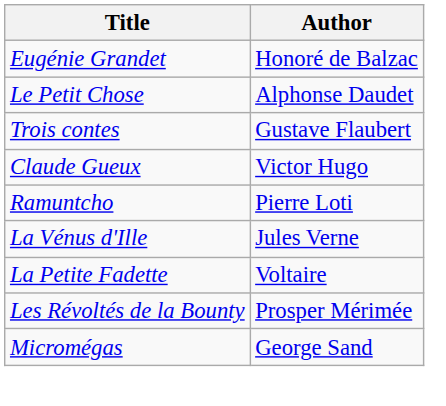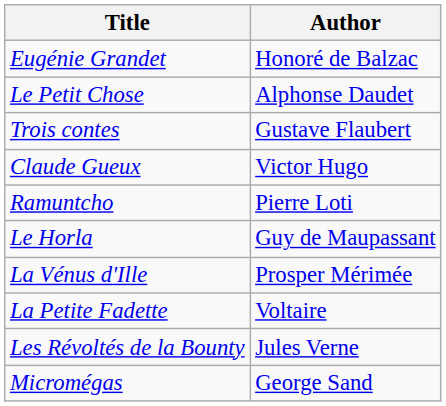+ row: (51, 238)
(307, 238) Jules Verne -> (334, 274) Prosper Mérimée
(334, 310) Prosper Mérimée -> (307, 346) Jules Verne
